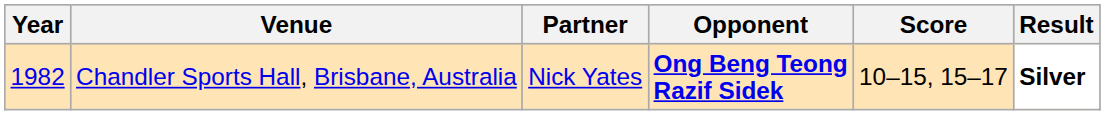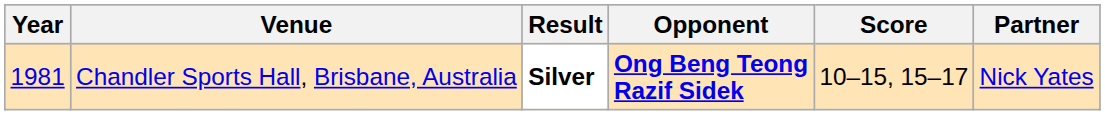columns swapped: (585, 24) <-> (1056, 24)
(38, 76) 1982 -> (38, 76) 1981
